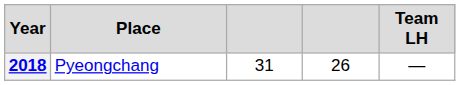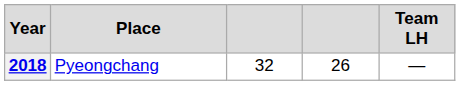(264, 65) 31 -> (264, 65) 32
